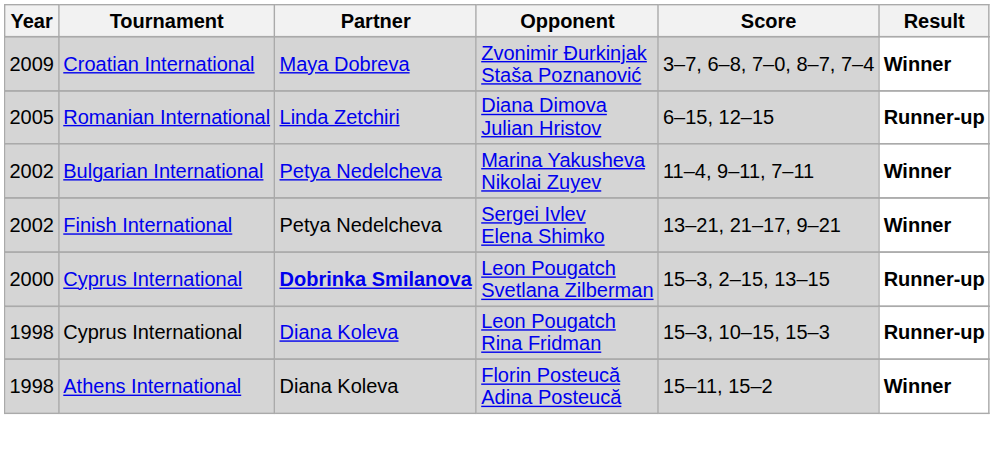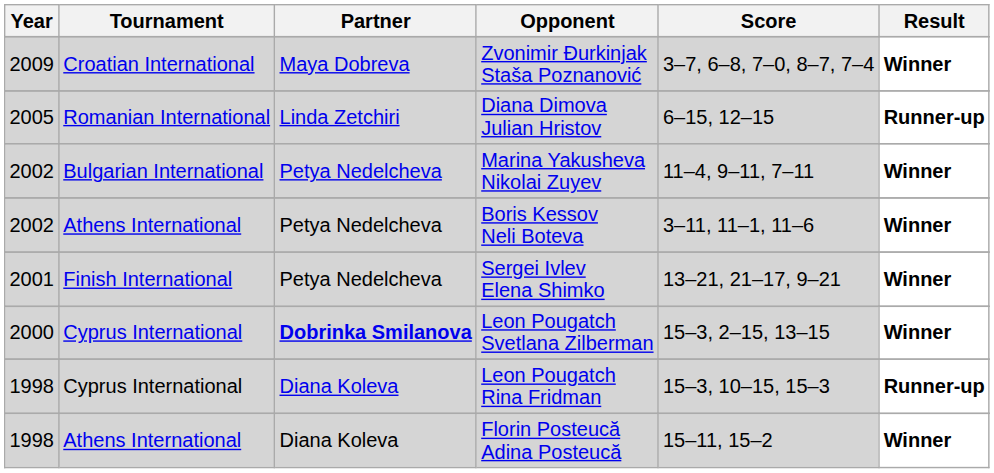+ row: (540, 225)
(32, 225) 2002 -> (32, 279) 2001
(934, 279) Runner-up -> (917, 333) Winner
